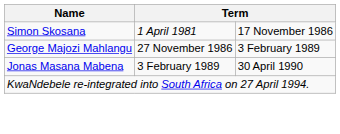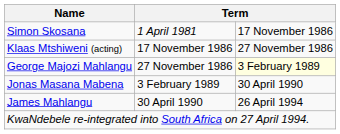+ row: (65, 48)
(279, 48) no background -> (279, 66) lightyellow background
+ row: (50, 102)
